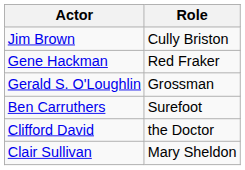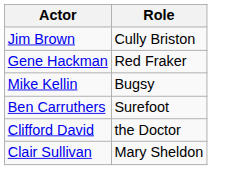+ row: (43, 84)
- row: (74, 84)
